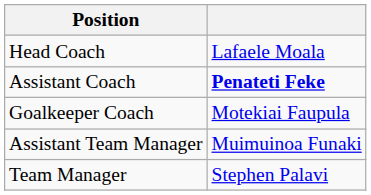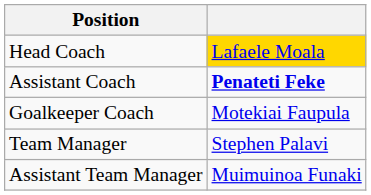(268, 50) no background -> (268, 50) gold background
rows swapped: (68, 174) <-> (106, 143)
